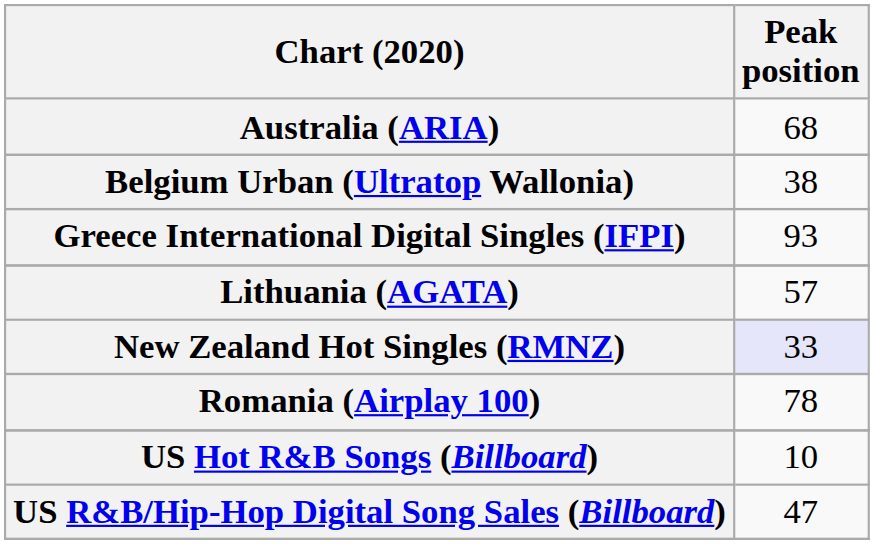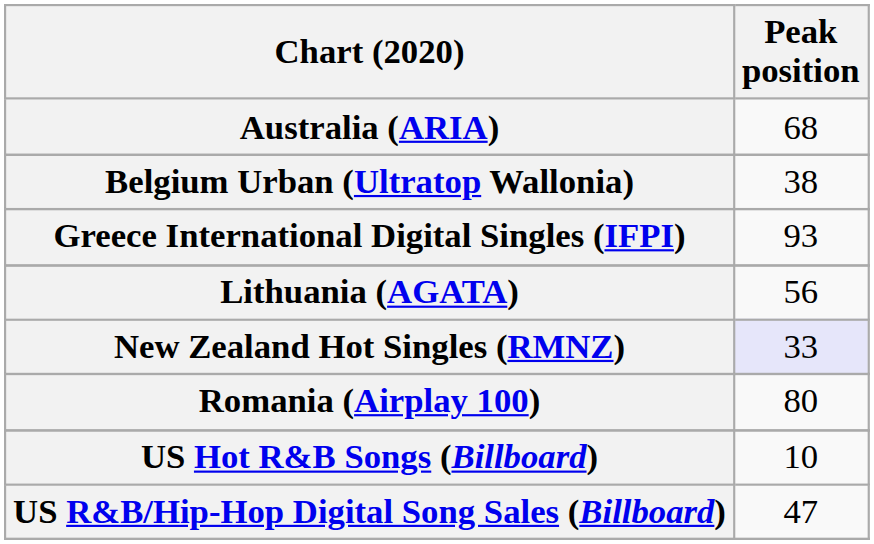(801, 291) 57 -> (801, 291) 56
(801, 401) 78 -> (801, 401) 80
